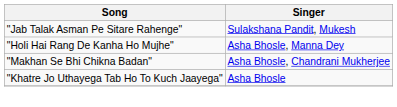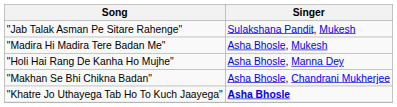+ row: (86, 45)
(256, 78) normal -> (259, 95) bold
